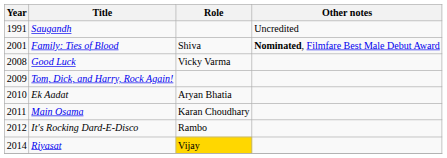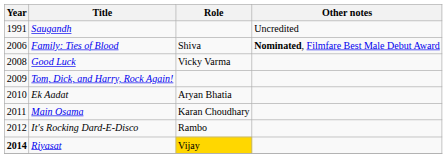(17, 46) 2001 -> (17, 46) 2006
(17, 145) normal -> (17, 145) bold
